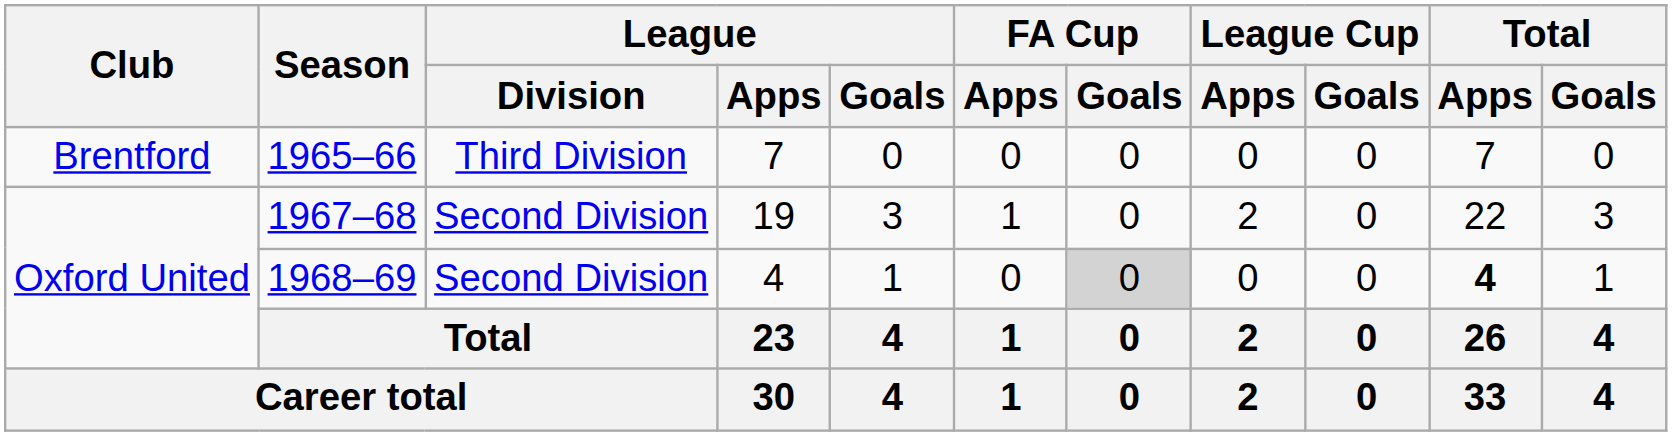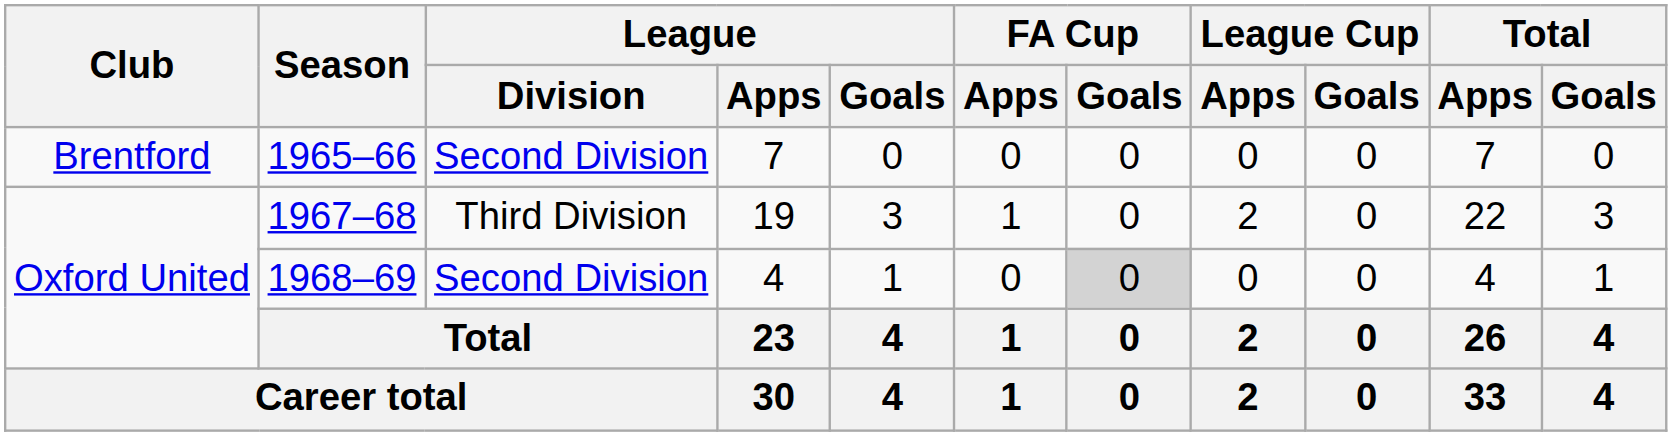(571, 156) Third Division -> (571, 156) Second Division
(571, 216) Second Division -> (571, 216) Third Division
(1485, 277) bold -> (1485, 277) normal
